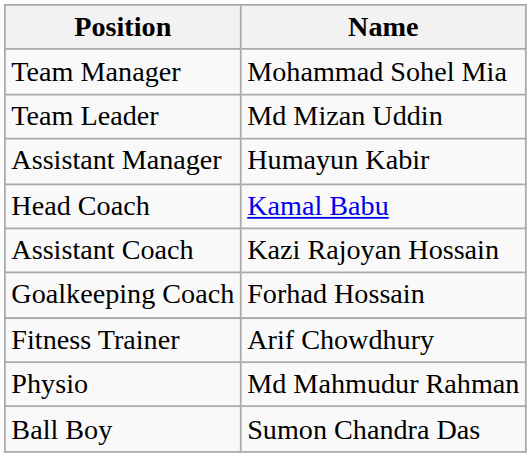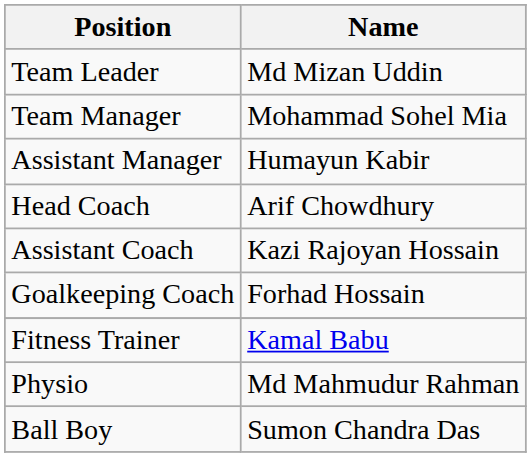rows swapped: (96, 71) <-> (85, 116)
(318, 205) Kamal Babu -> (341, 205) Arif Chowdhury
(341, 339) Arif Chowdhury -> (318, 339) Kamal Babu
